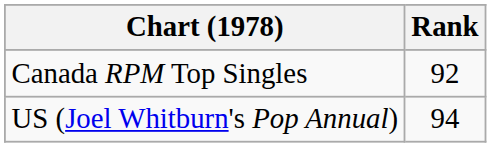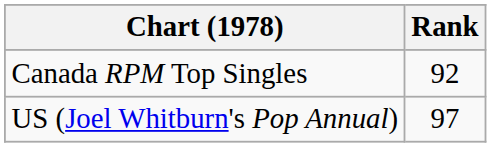(445, 118) 94 -> (445, 118) 97
